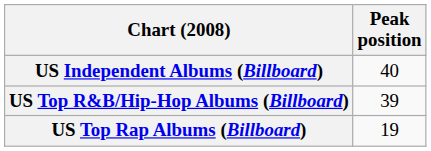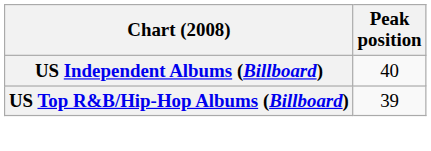- row: (179, 130)
